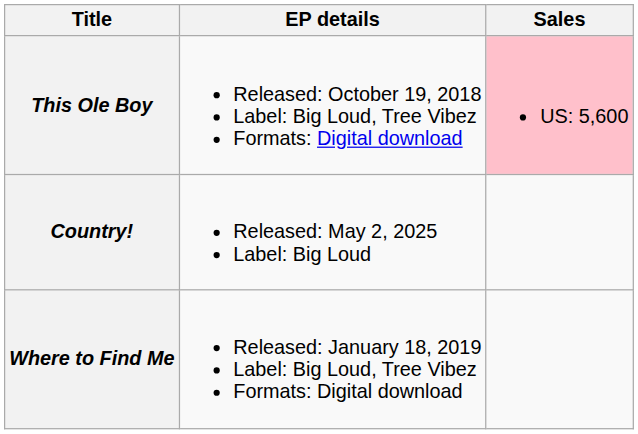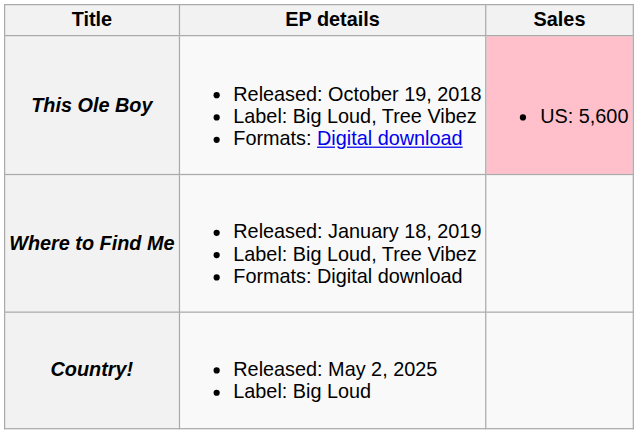rows swapped: (92, 358) <-> (92, 231)
